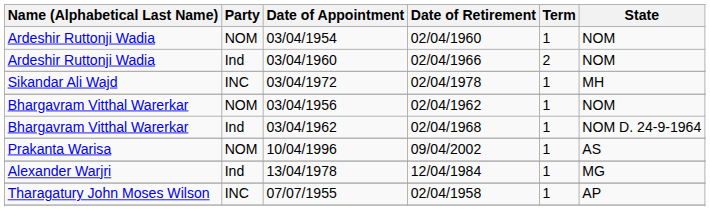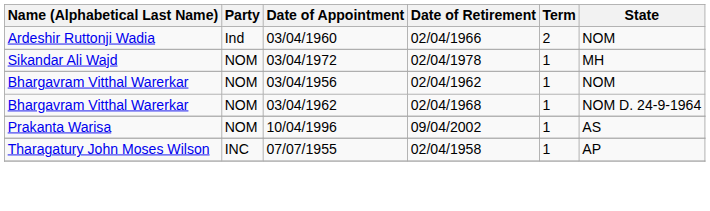- row: (302, 37)
(237, 82) INC -> (241, 60) NOM
(234, 127) Ind -> (241, 104) NOM
- row: (302, 171)
